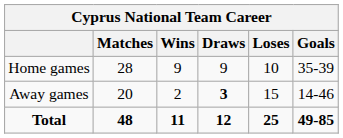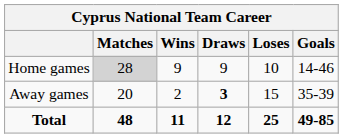(125, 69) no background -> (125, 69) lightgrey background
(316, 69) 35-39 -> (316, 69) 14-46
(316, 94) 14-46 -> (316, 94) 35-39
